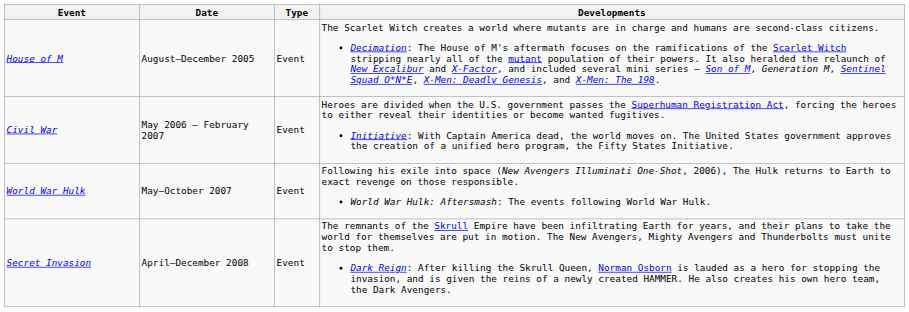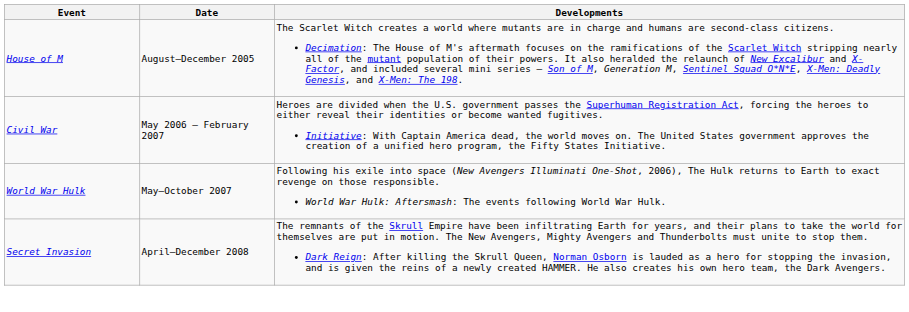- column: (297, 12)
